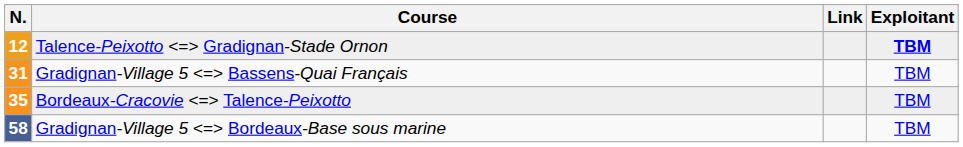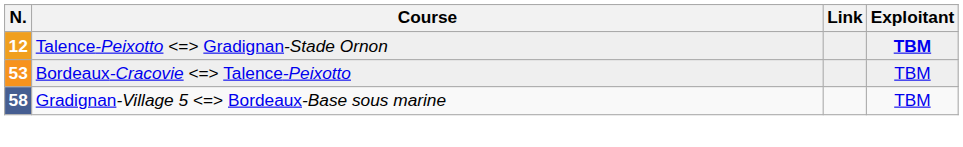- row: (222, 73)
(18, 100) 35 -> (18, 73) 53
